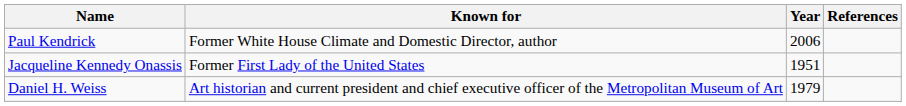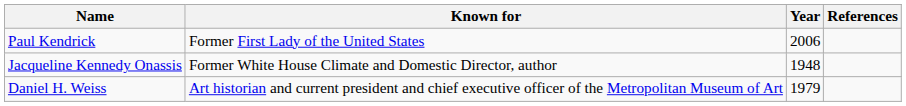(373, 40) Former White House Climate and Domestic Director, author -> (307, 40) Former First Lady of the United States
(307, 64) Former First Lady of the United States -> (373, 64) Former White House Climate and Domestic Director, author
(805, 64) 1951 -> (805, 64) 1948
